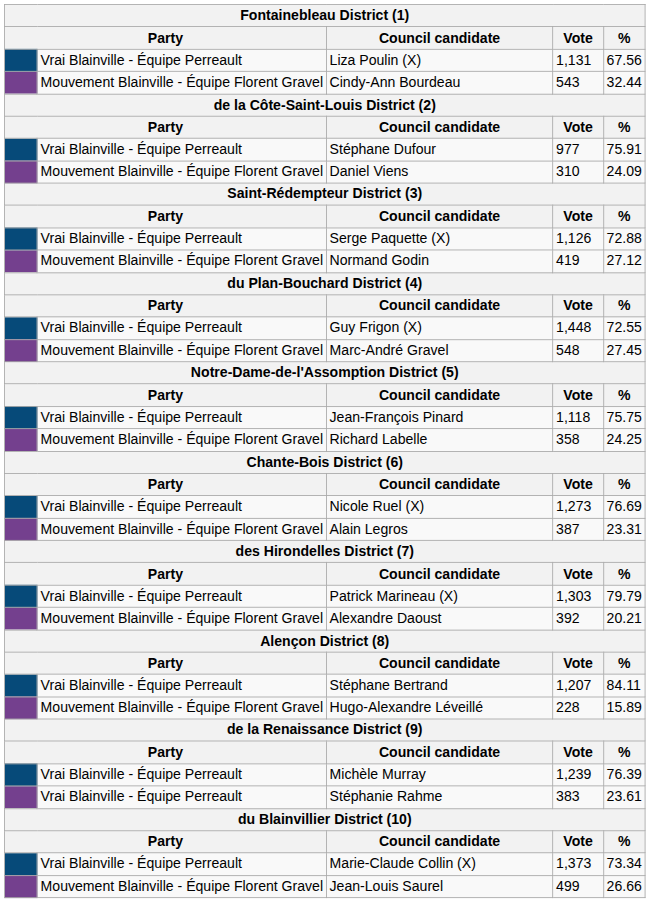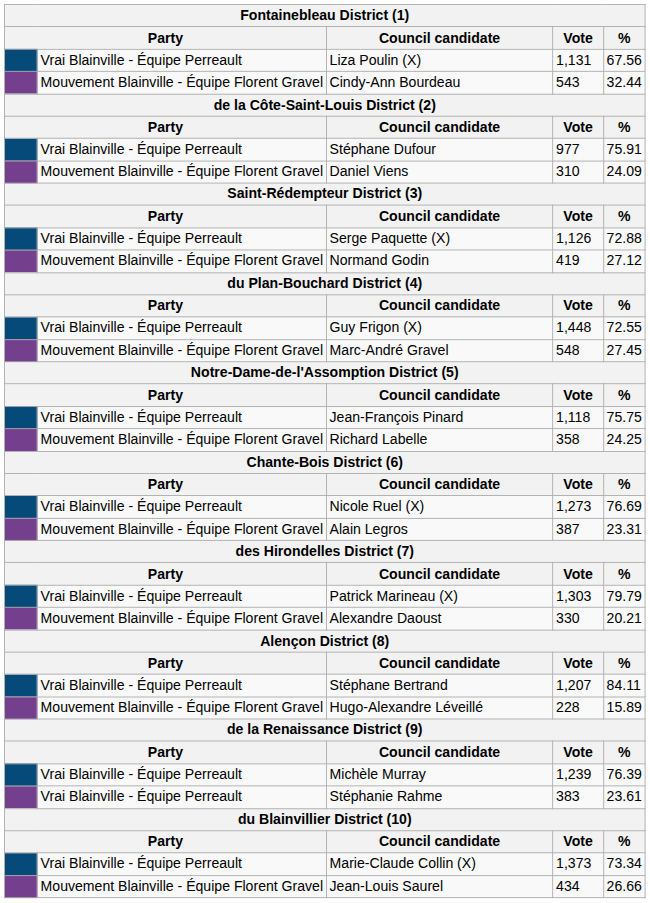(568, 618) 392 -> (568, 618) 330
(568, 886) 499 -> (568, 886) 434
